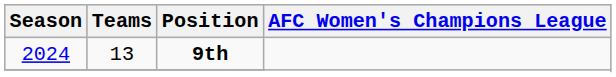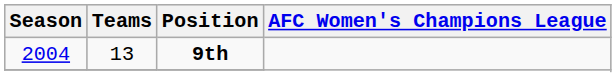(46, 54) 2024 -> (46, 54) 2004
